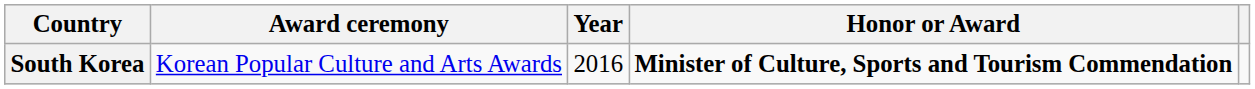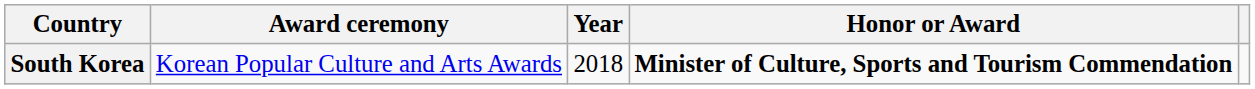(598, 63) 2016 -> (598, 63) 2018
